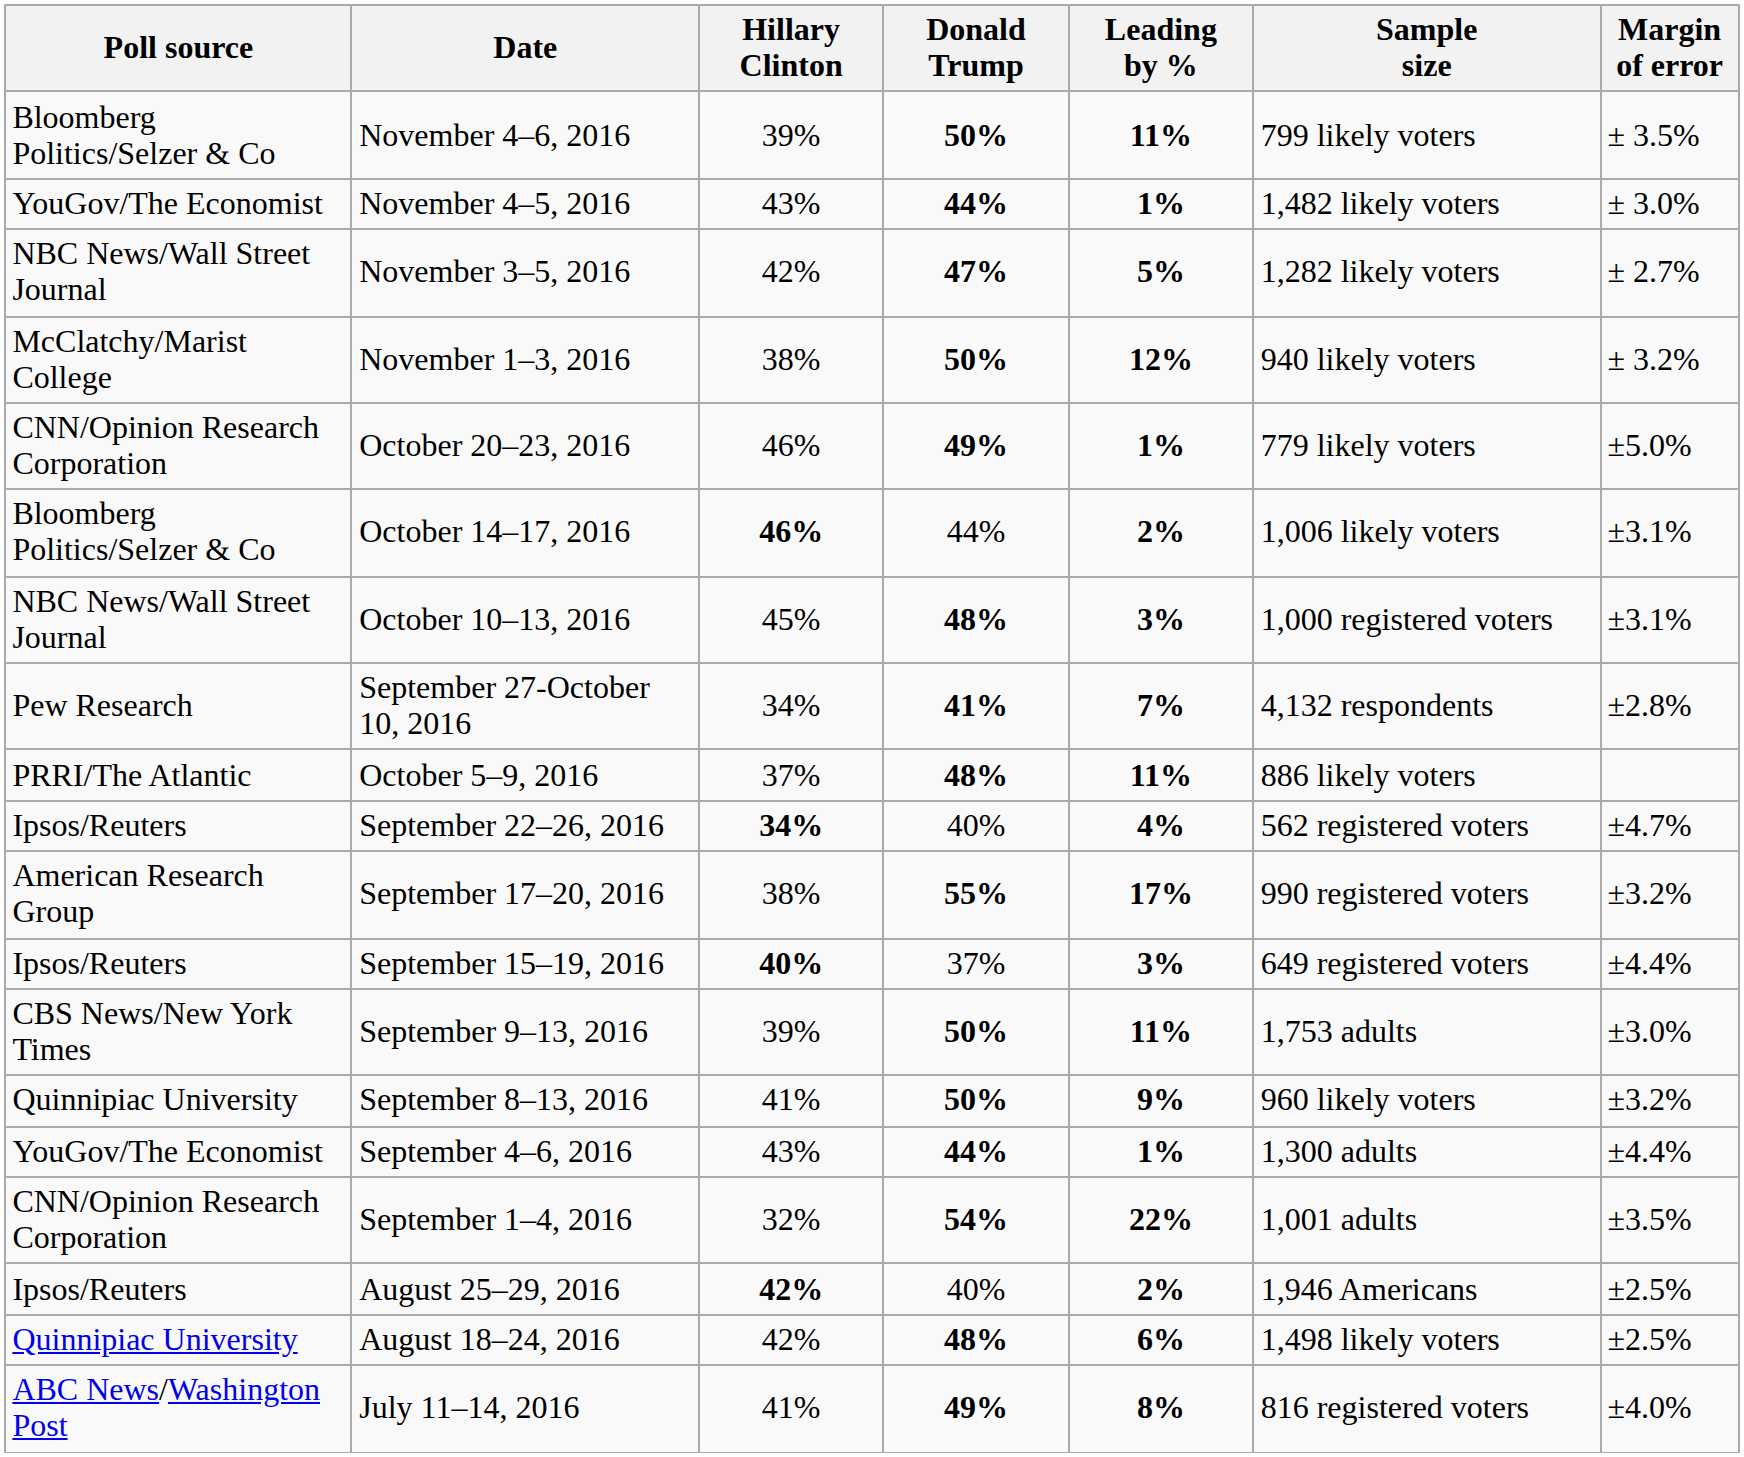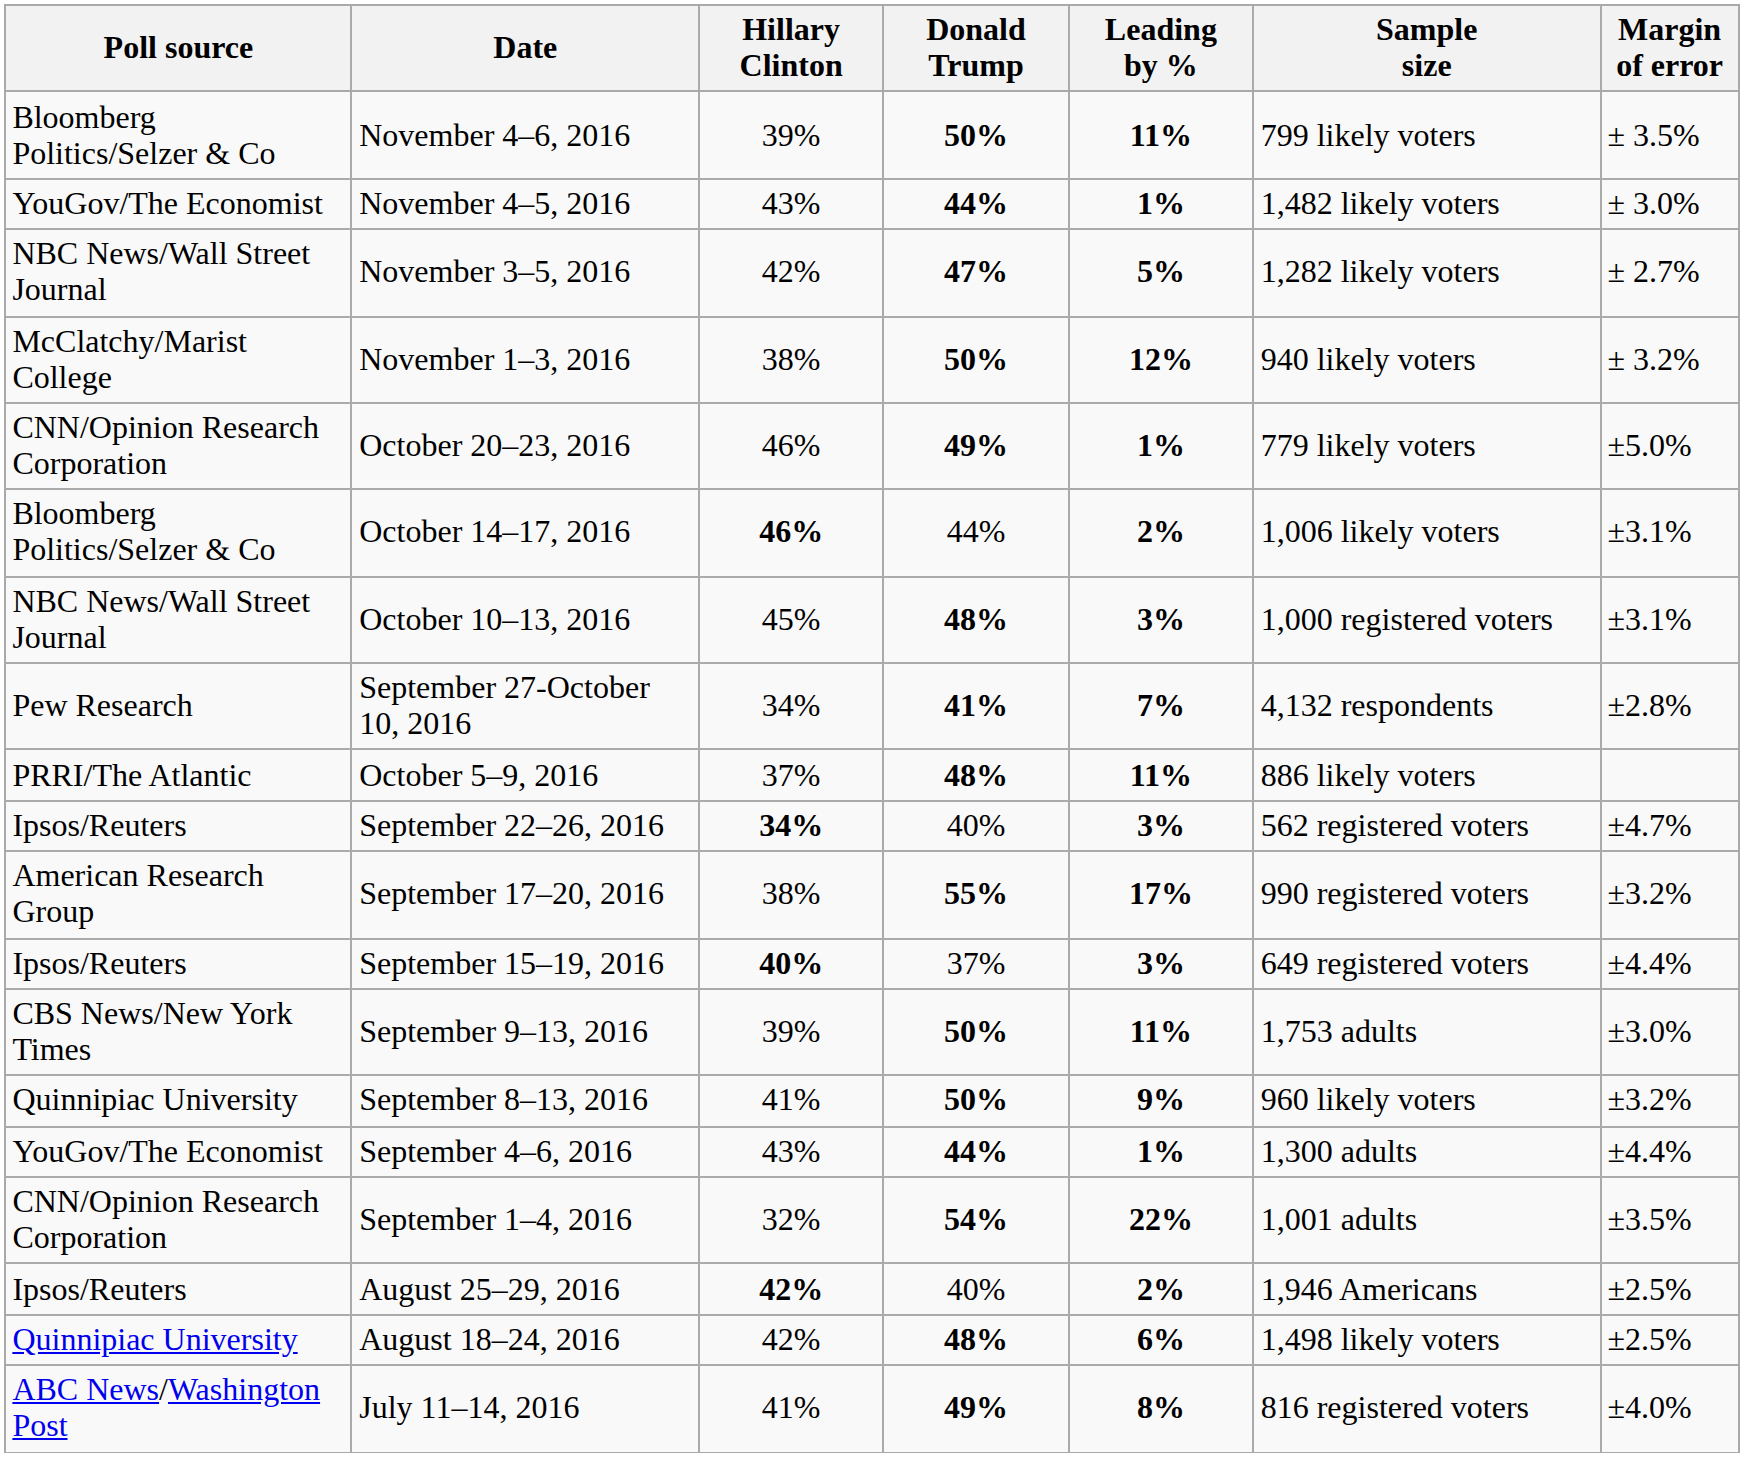(1161, 825) 4% -> (1161, 825) 3%
